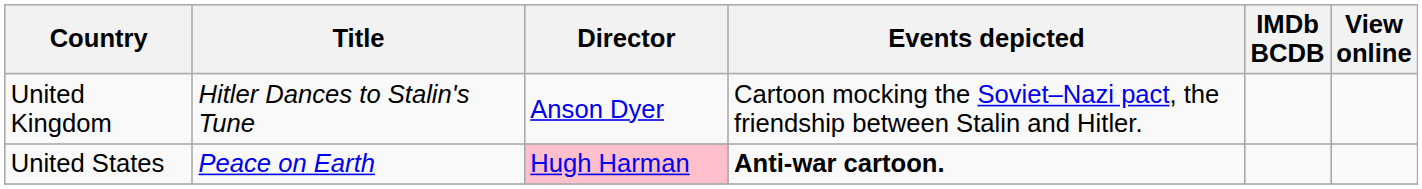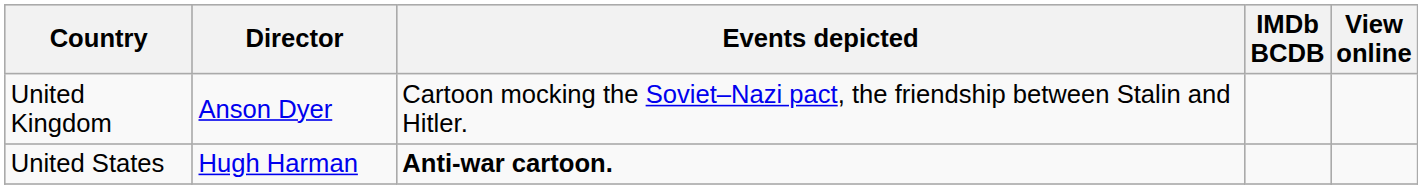- column: (358, 39)
(610, 163) pink background -> (278, 163) no background
